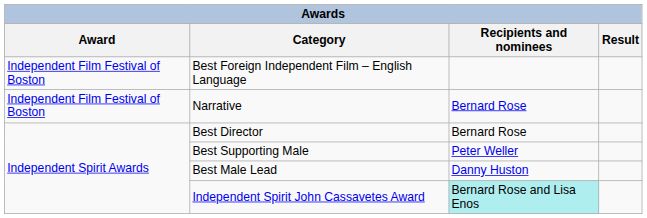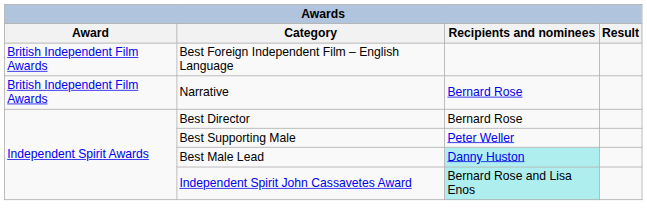(84, 73) Independent Film Festival of Boston -> (73, 59) British Independent Film Awards
(84, 106) Independent Film Festival of Boston -> (73, 92) British Independent Film Awards
(490, 170) no background -> (486, 157) paleturquoise background
